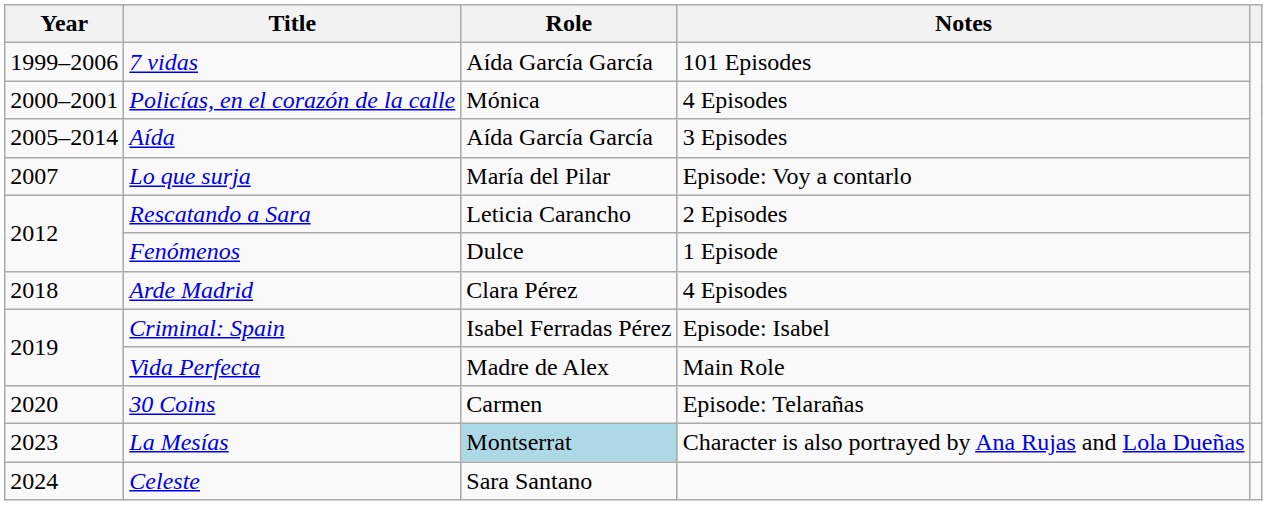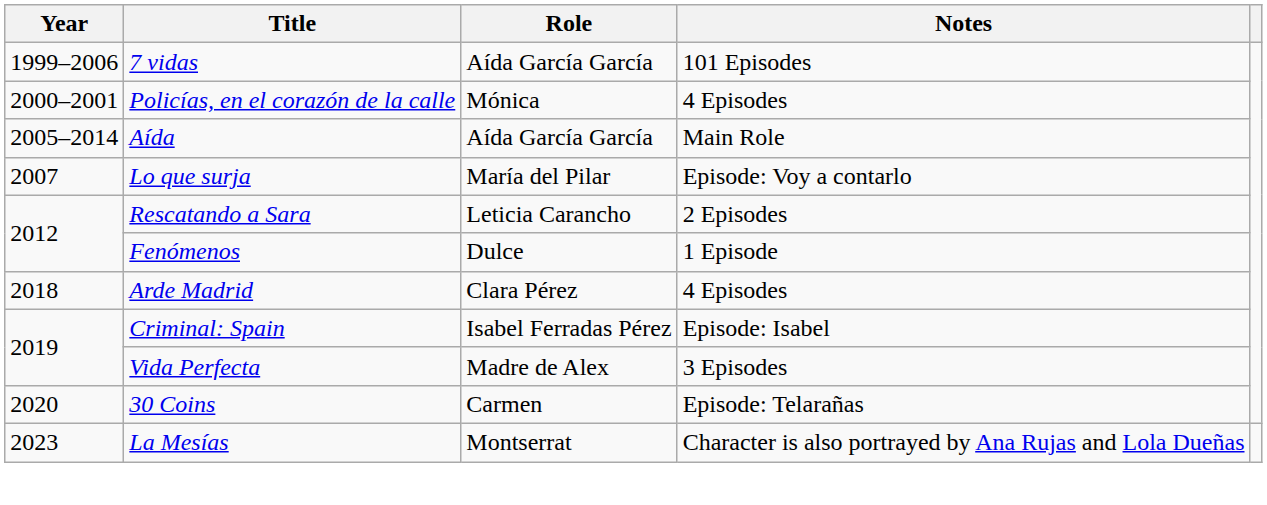(735, 137) 3 Episodes -> (734, 137) Main Role
(734, 366) Main Role -> (735, 366) 3 Episodes
(519, 442) lightblue background -> (519, 442) no background
- row: (165, 480)
